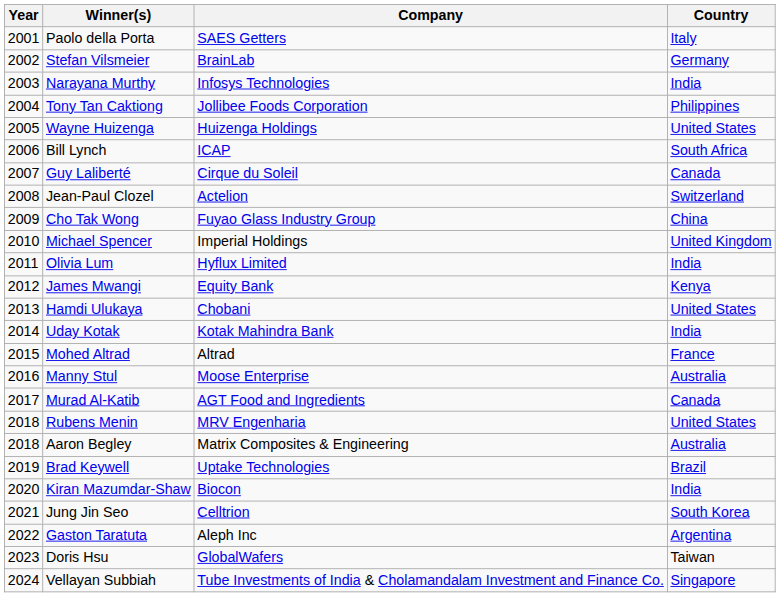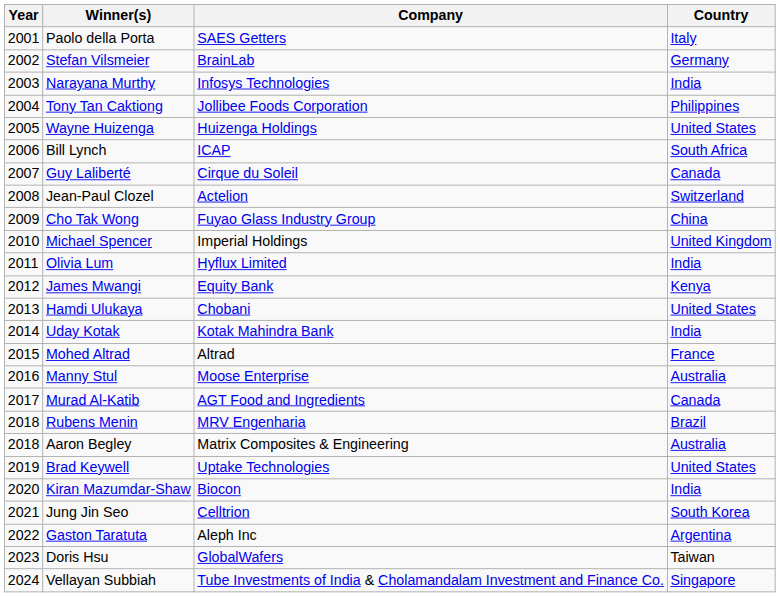(713, 422) United States -> (688, 422) Brazil
(688, 467) Brazil -> (713, 467) United States
